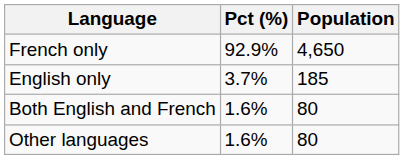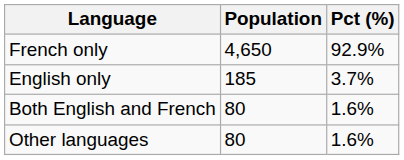columns swapped: (346, 19) <-> (256, 19)
